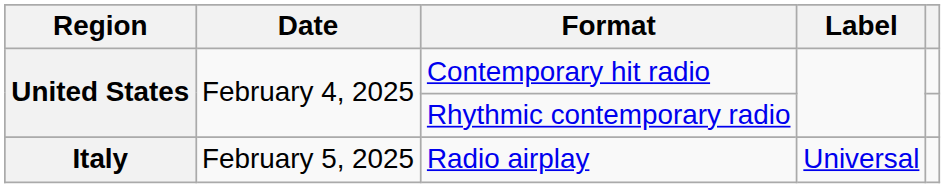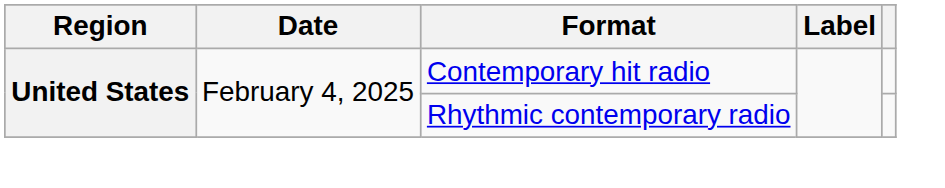- row: (508, 159)
